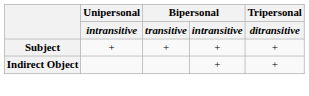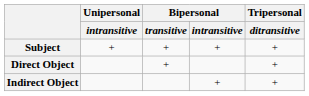+ row: (43, 64)
